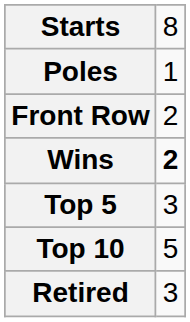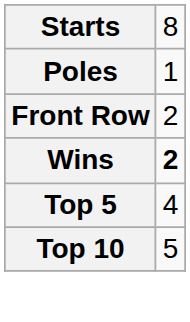(170, 204) 3 -> (170, 204) 4
- row: (81, 293)
